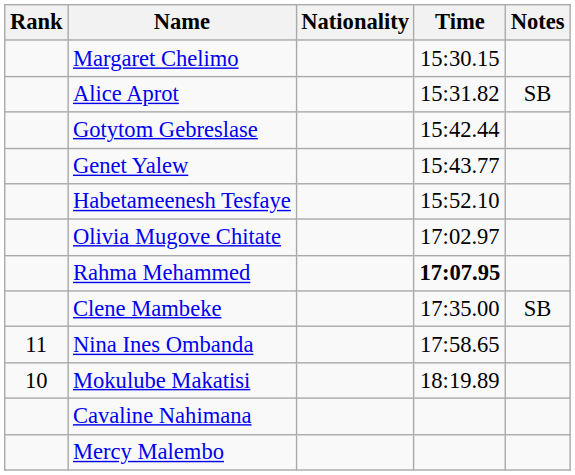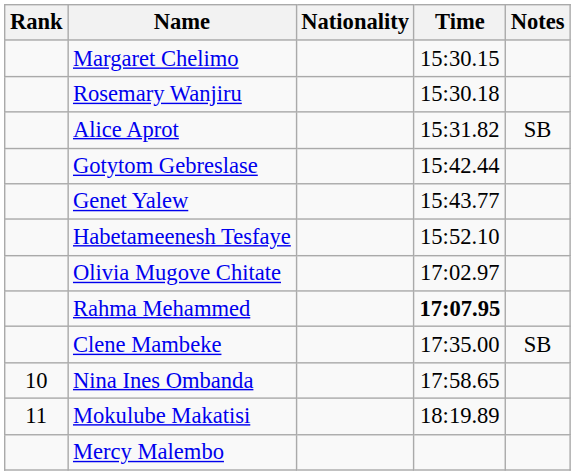+ row: (157, 93)
(36, 344) 11 -> (36, 380) 10
(36, 380) 10 -> (36, 415) 11
- row: (162, 415)
